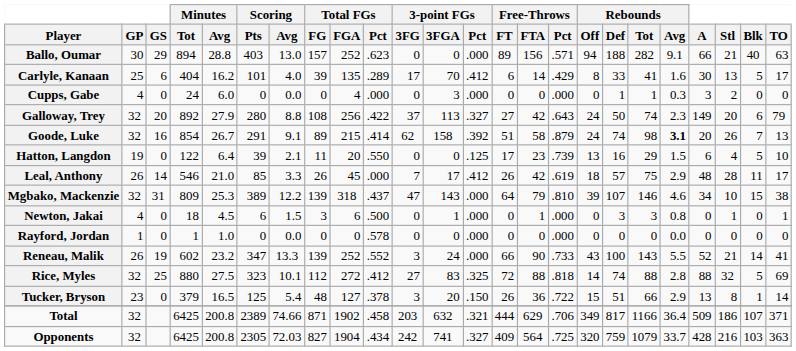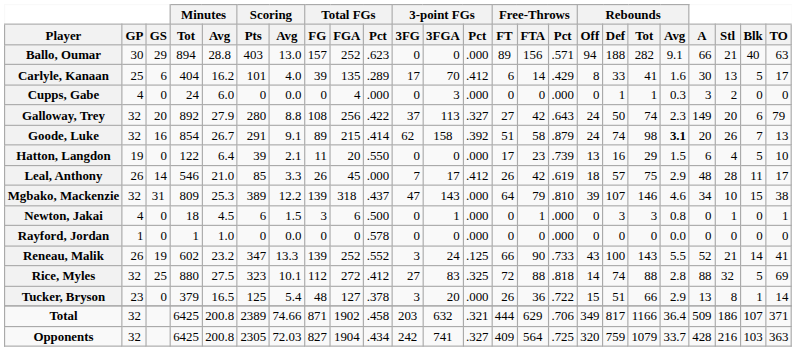(477, 155) .125 -> (477, 155) .000
(477, 256) .000 -> (477, 256) .125
(477, 296) .150 -> (477, 296) .000
